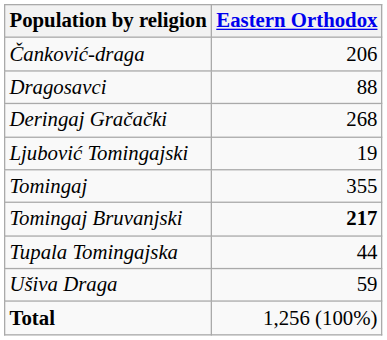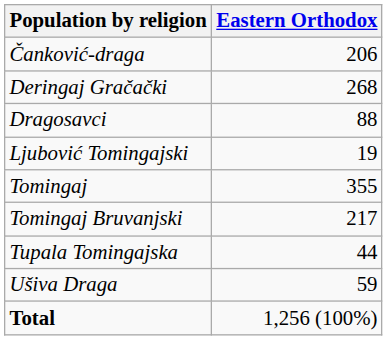rows swapped: (88, 119) <-> (58, 86)
(362, 218) bold -> (362, 218) normal
